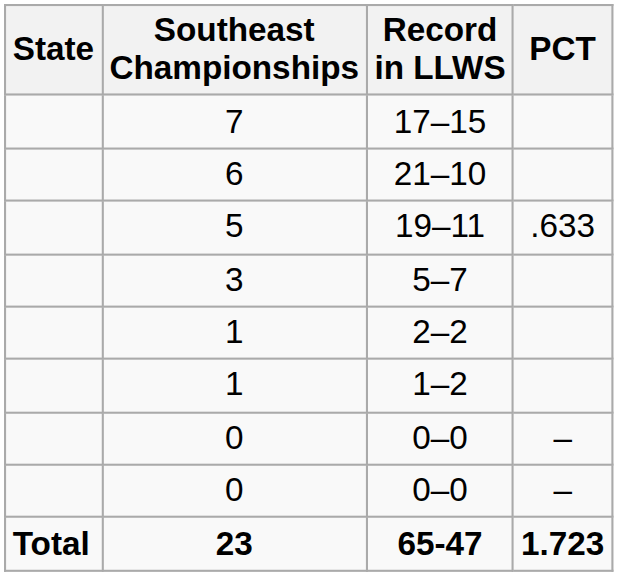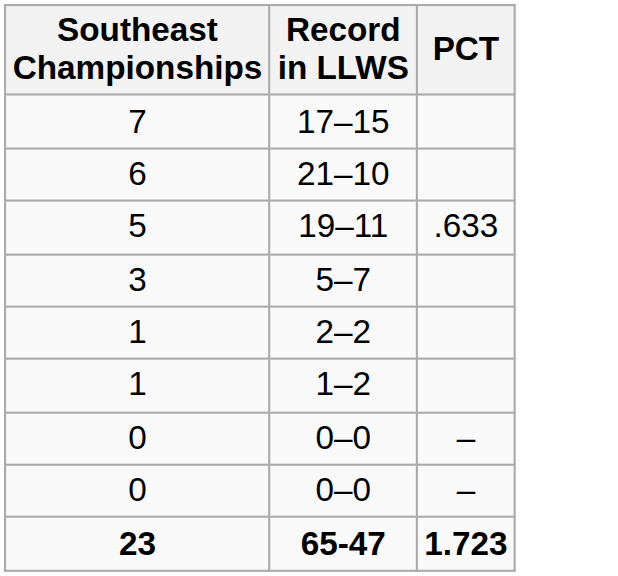- column: (53, 49)
